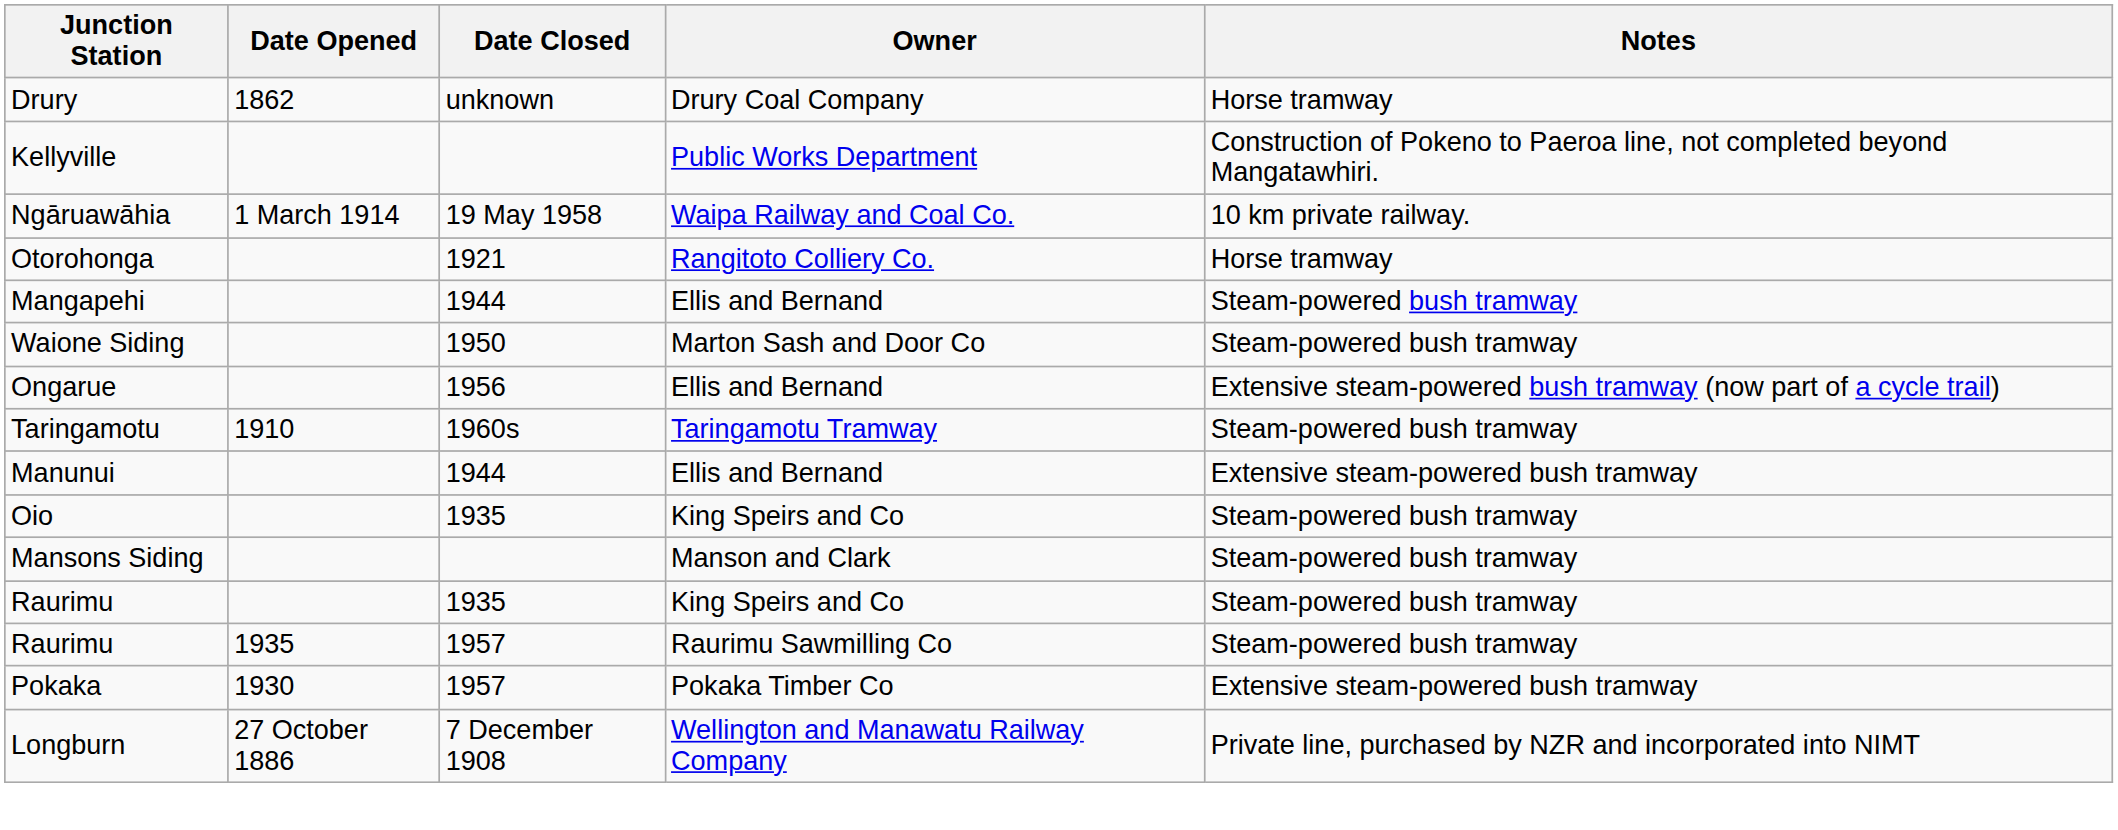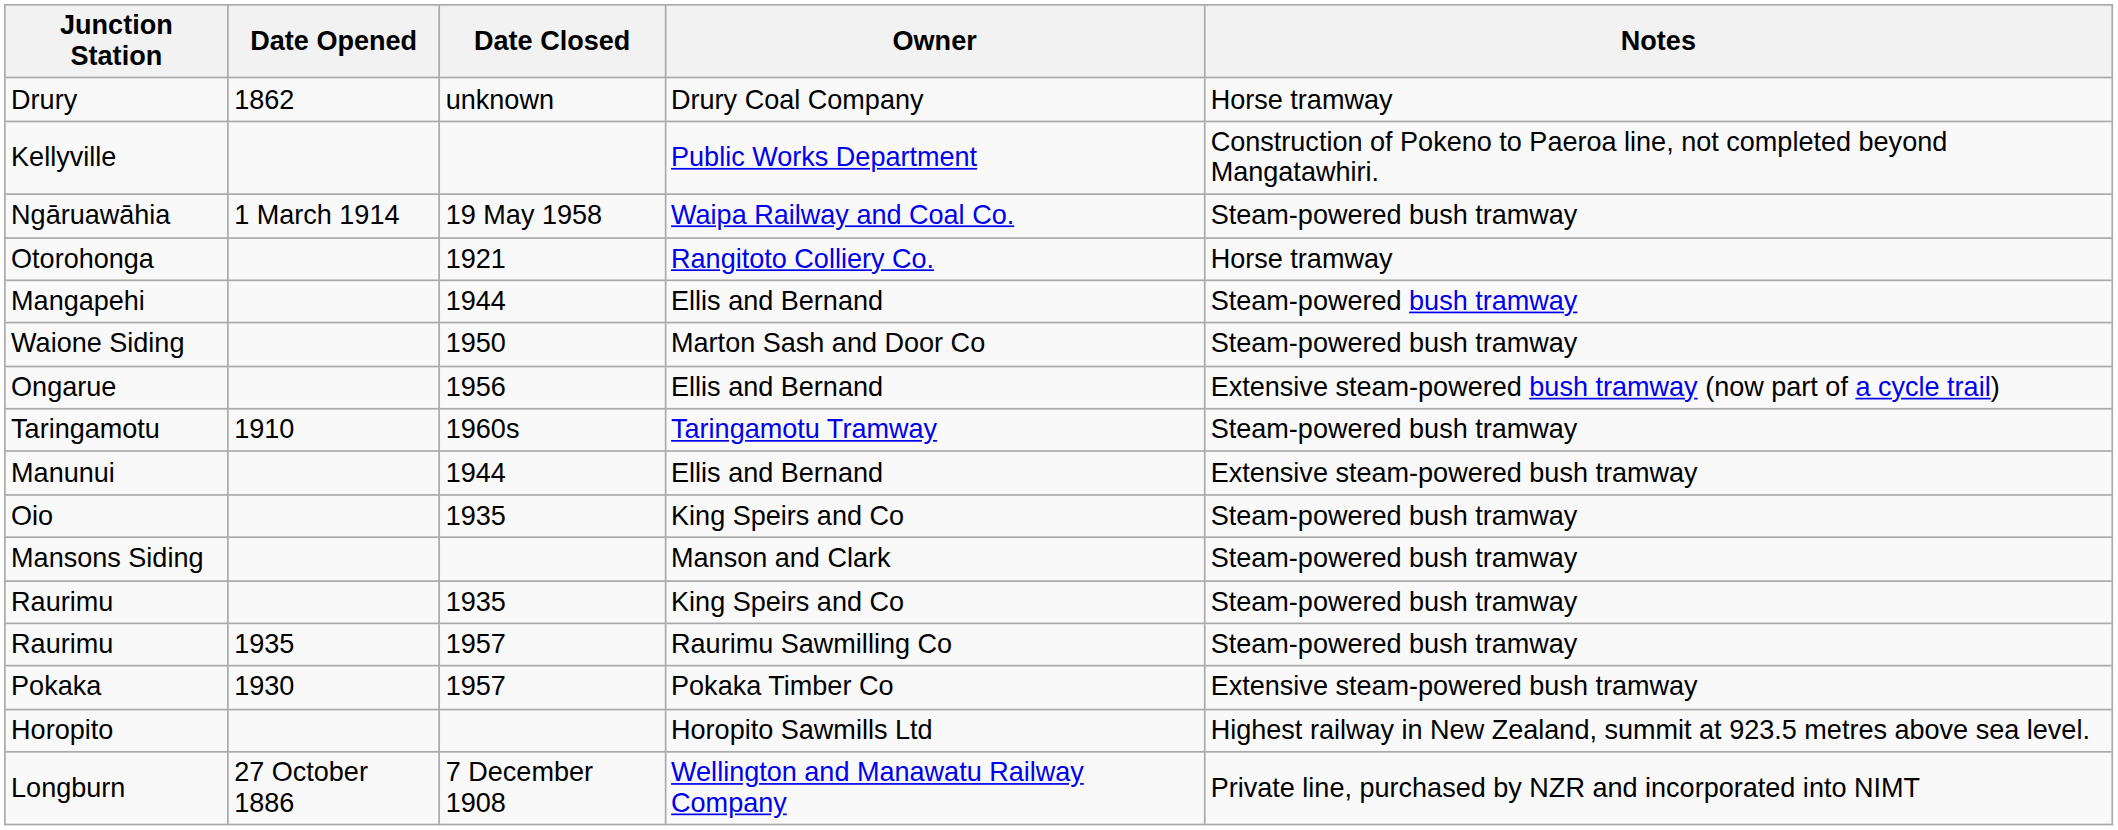(1340, 215) 10 km private railway. -> (1394, 215) Steam-powered bush tramway
+ row: (62, 730)
